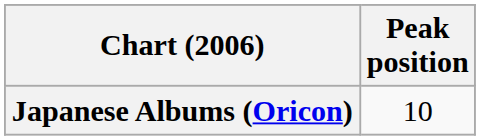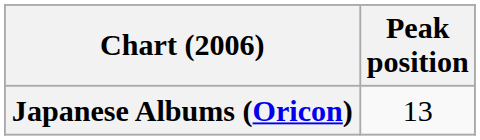(418, 109) 10 -> (418, 109) 13
